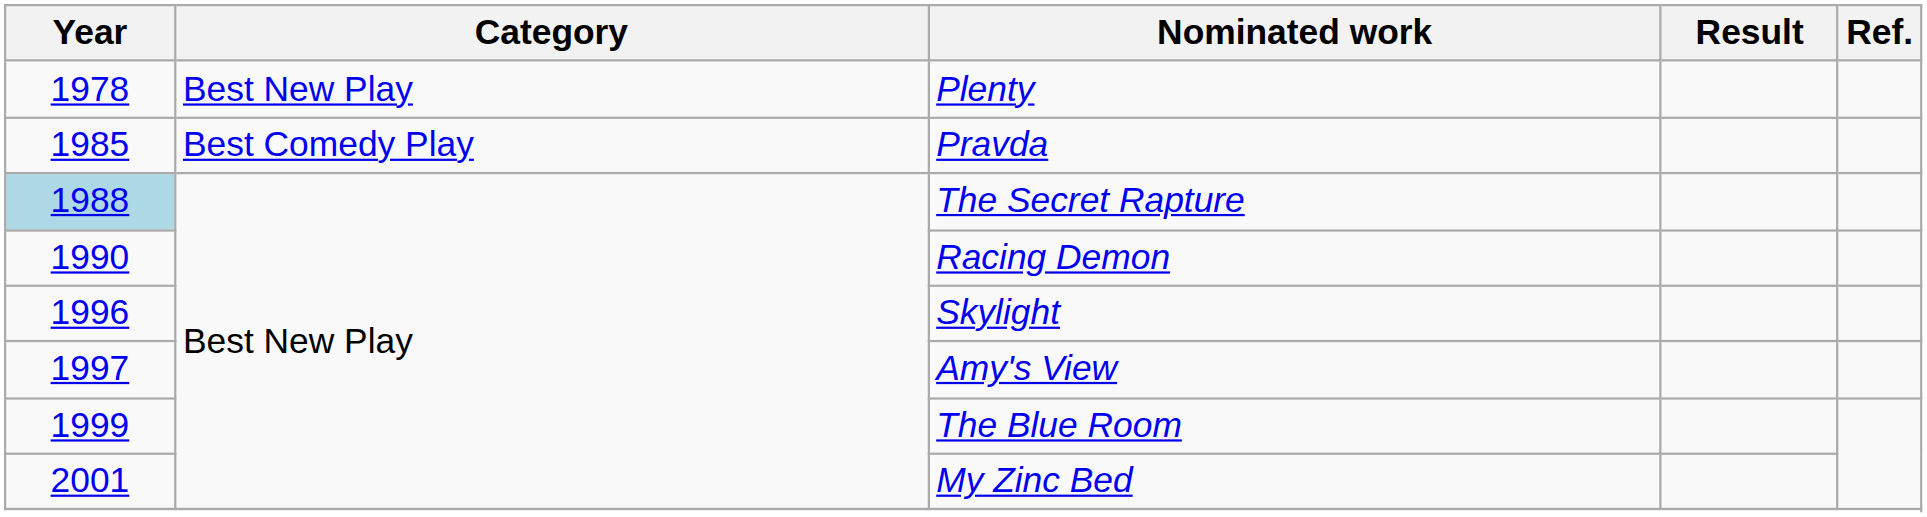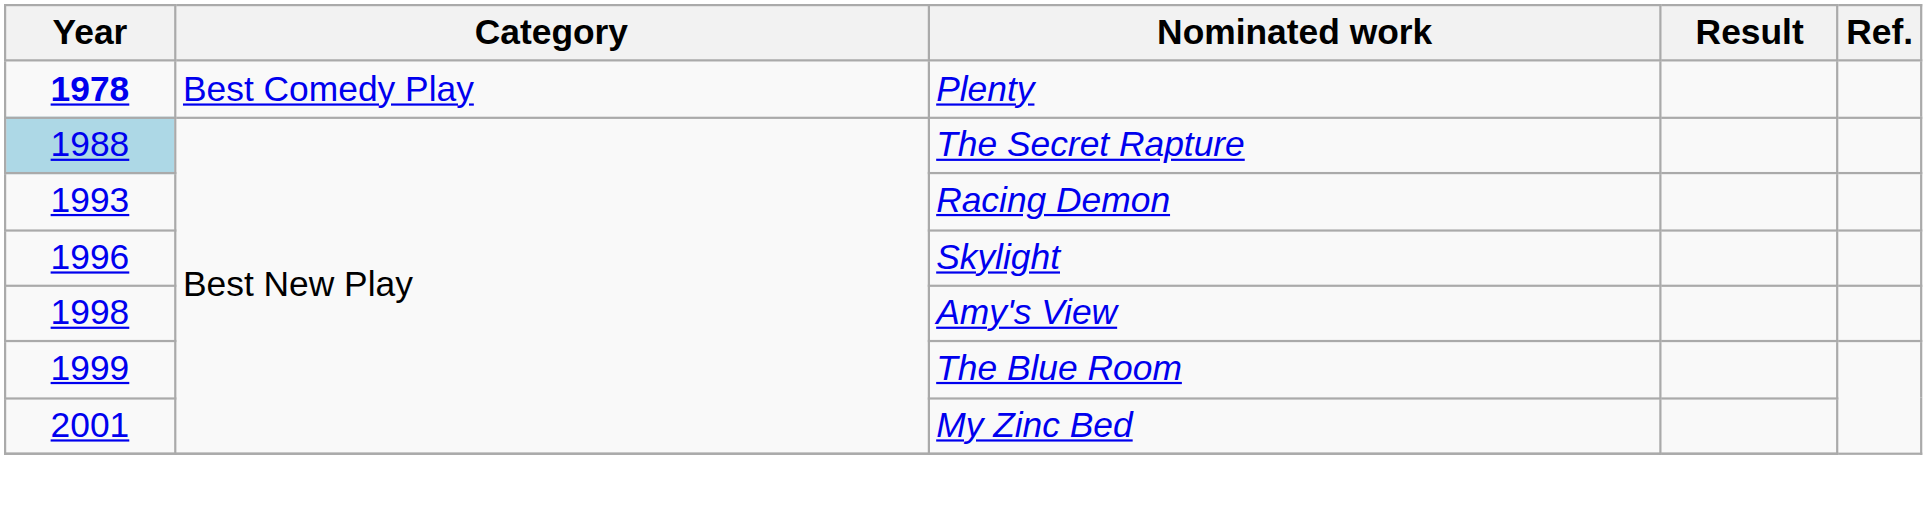(90, 88) normal -> (90, 88) bold
(298, 88) Best New Play -> (328, 88) Best Comedy Play
- row: (992, 144)
(90, 256) 1990 -> (90, 200) 1993
(90, 369) 1997 -> (90, 312) 1998
